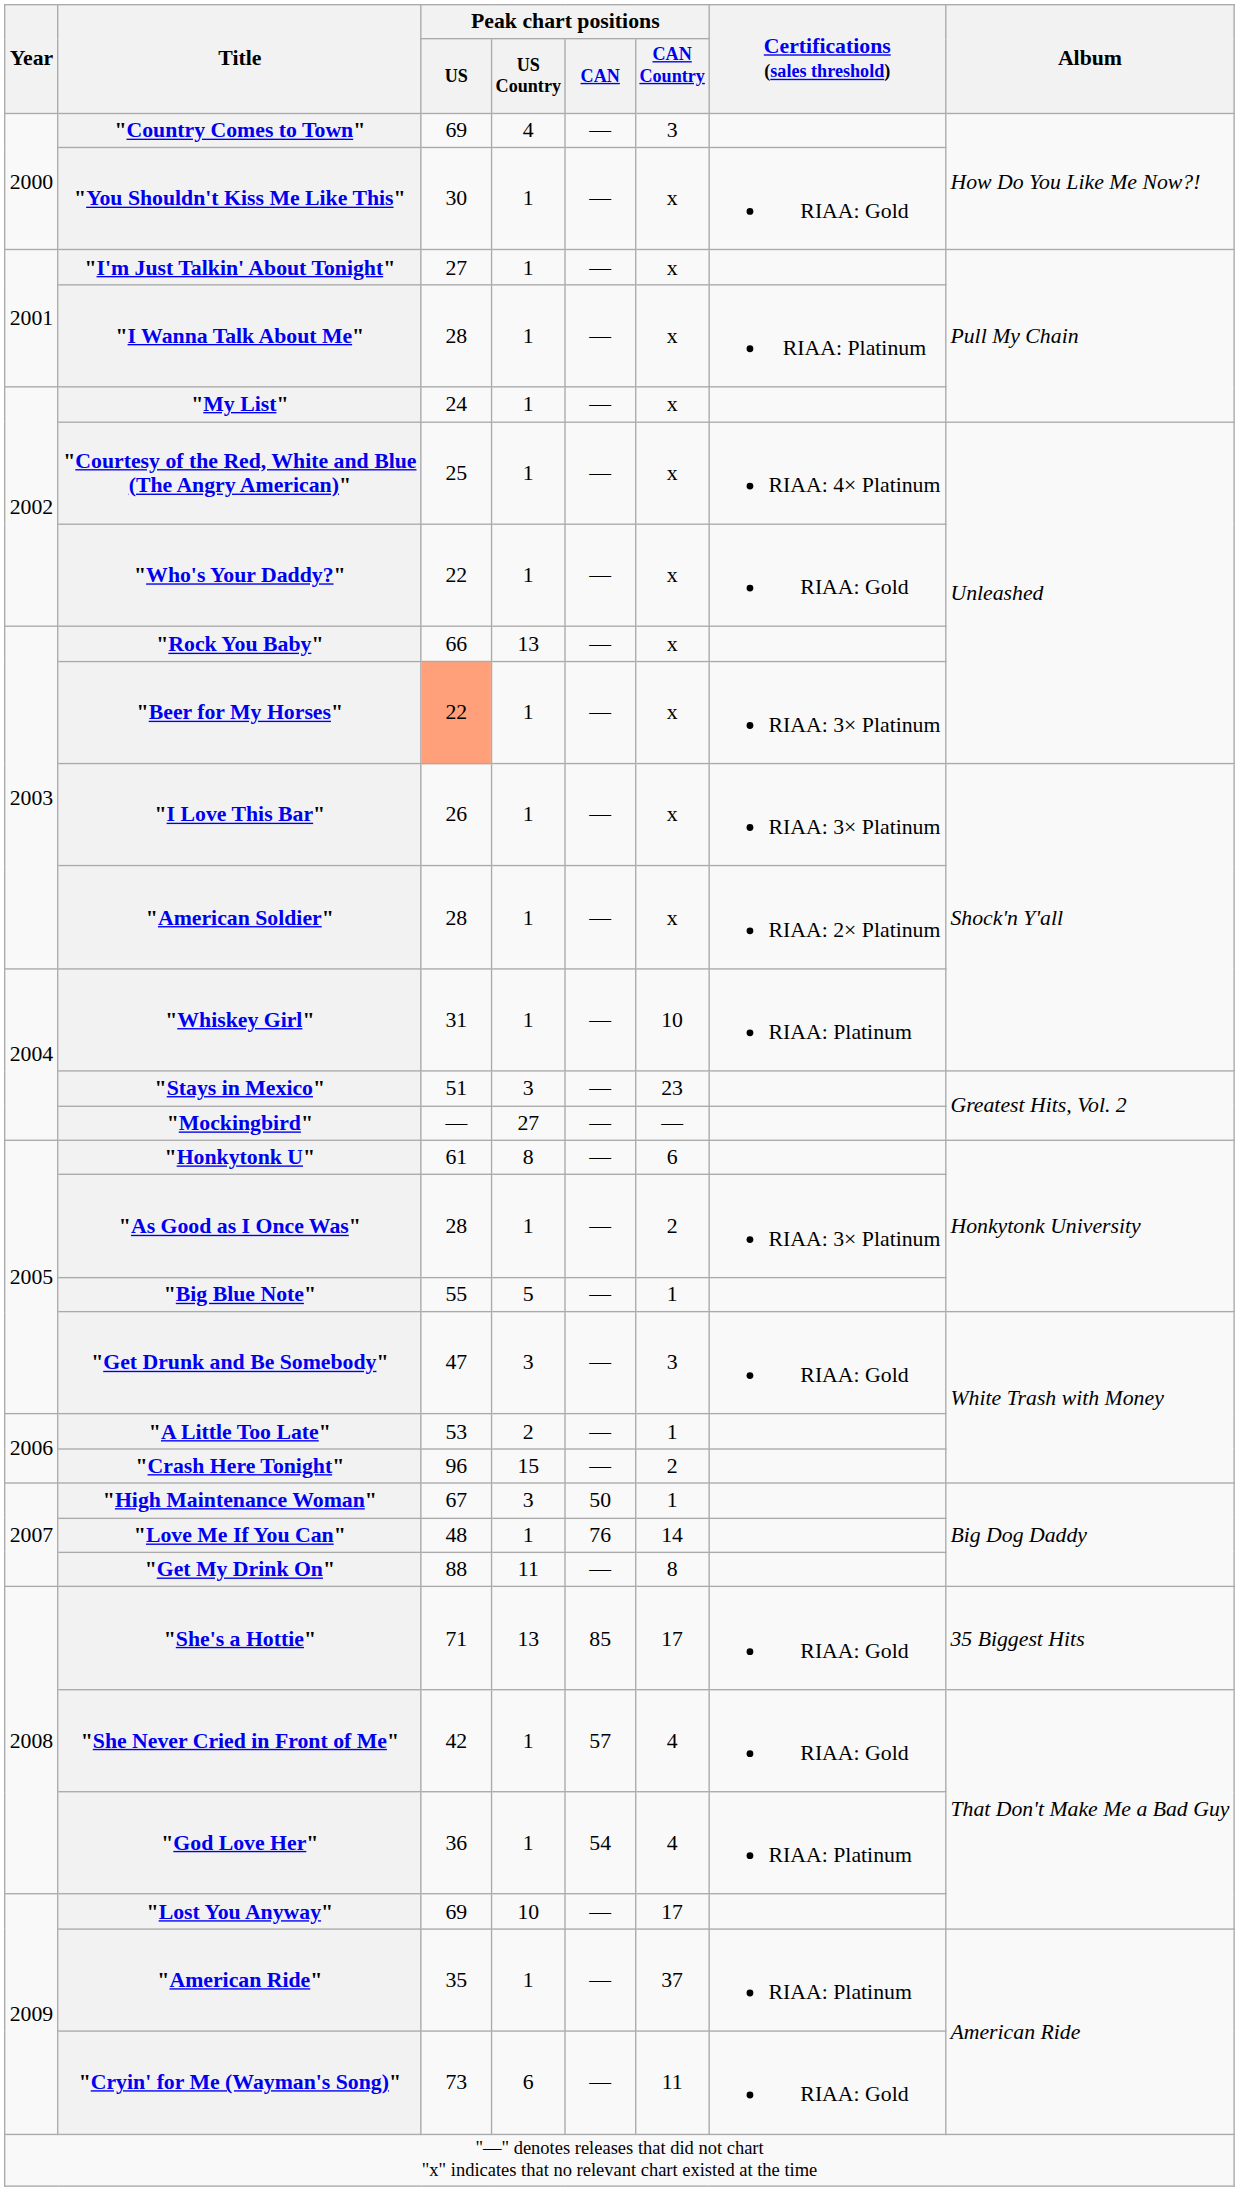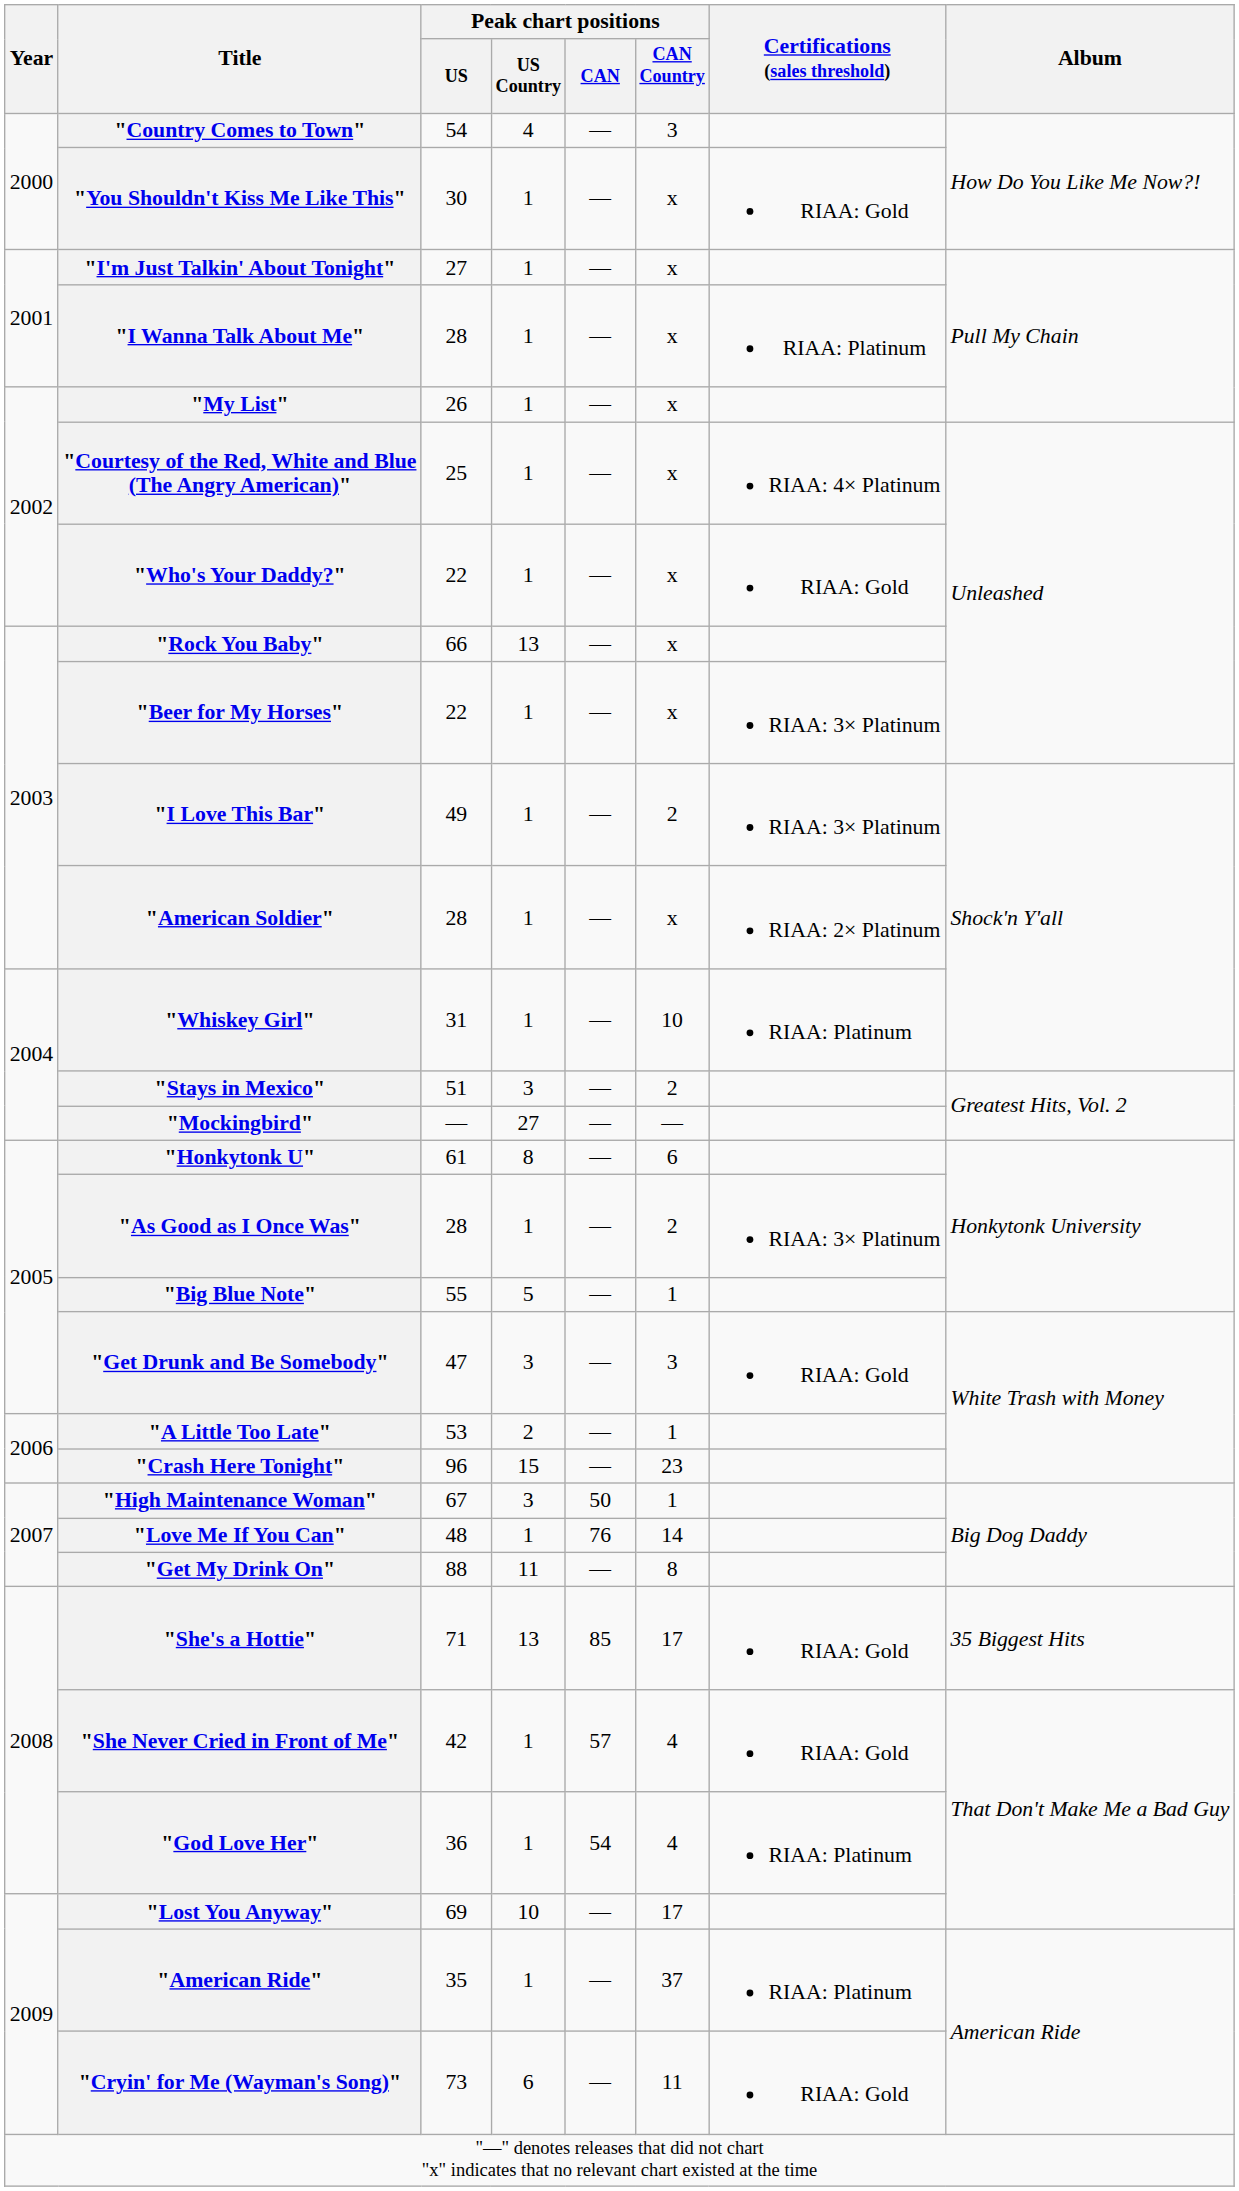(456, 130) 69 -> (456, 130) 54
(456, 404) 24 -> (456, 404) 26
(456, 712) lightsalmon background -> (456, 712) no background
(456, 814) 26 -> (456, 814) 49
(672, 814) x -> (672, 814) 2
(672, 1088) 23 -> (672, 1088) 2
(672, 1465) 2 -> (672, 1465) 23
